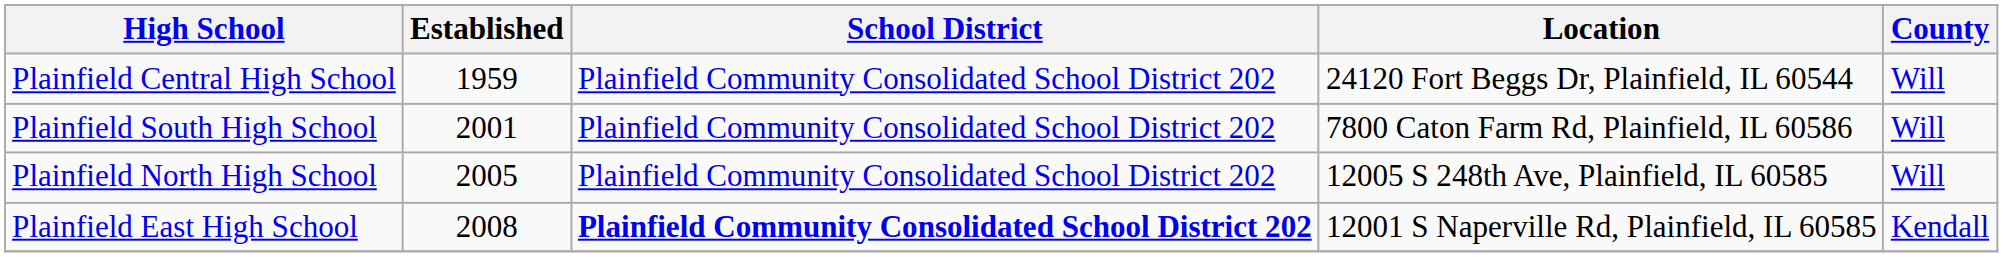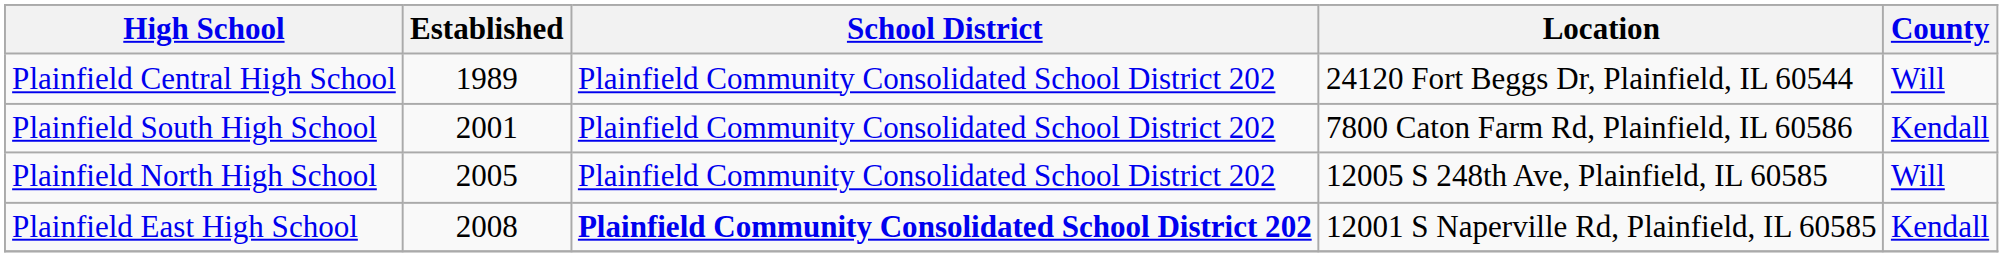(487, 78) 1959 -> (487, 78) 1989
(1918, 127) Will -> (1940, 127) Kendall
